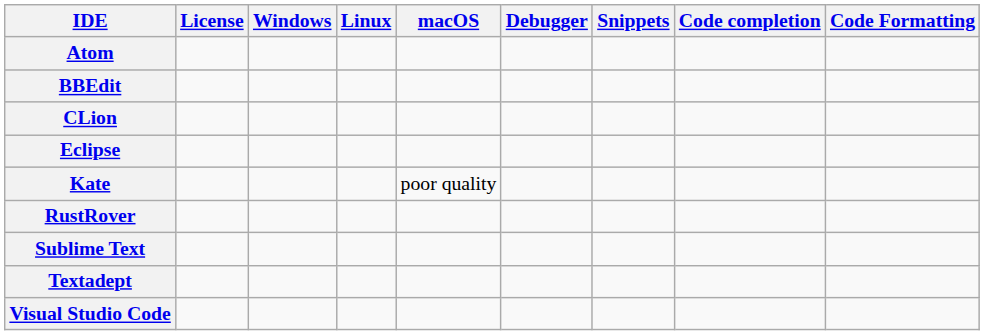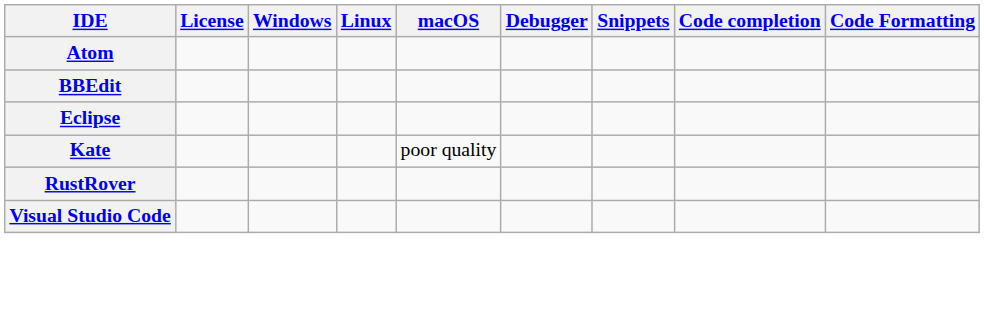- row: (90, 117)
- row: (90, 248)
- row: (90, 280)
